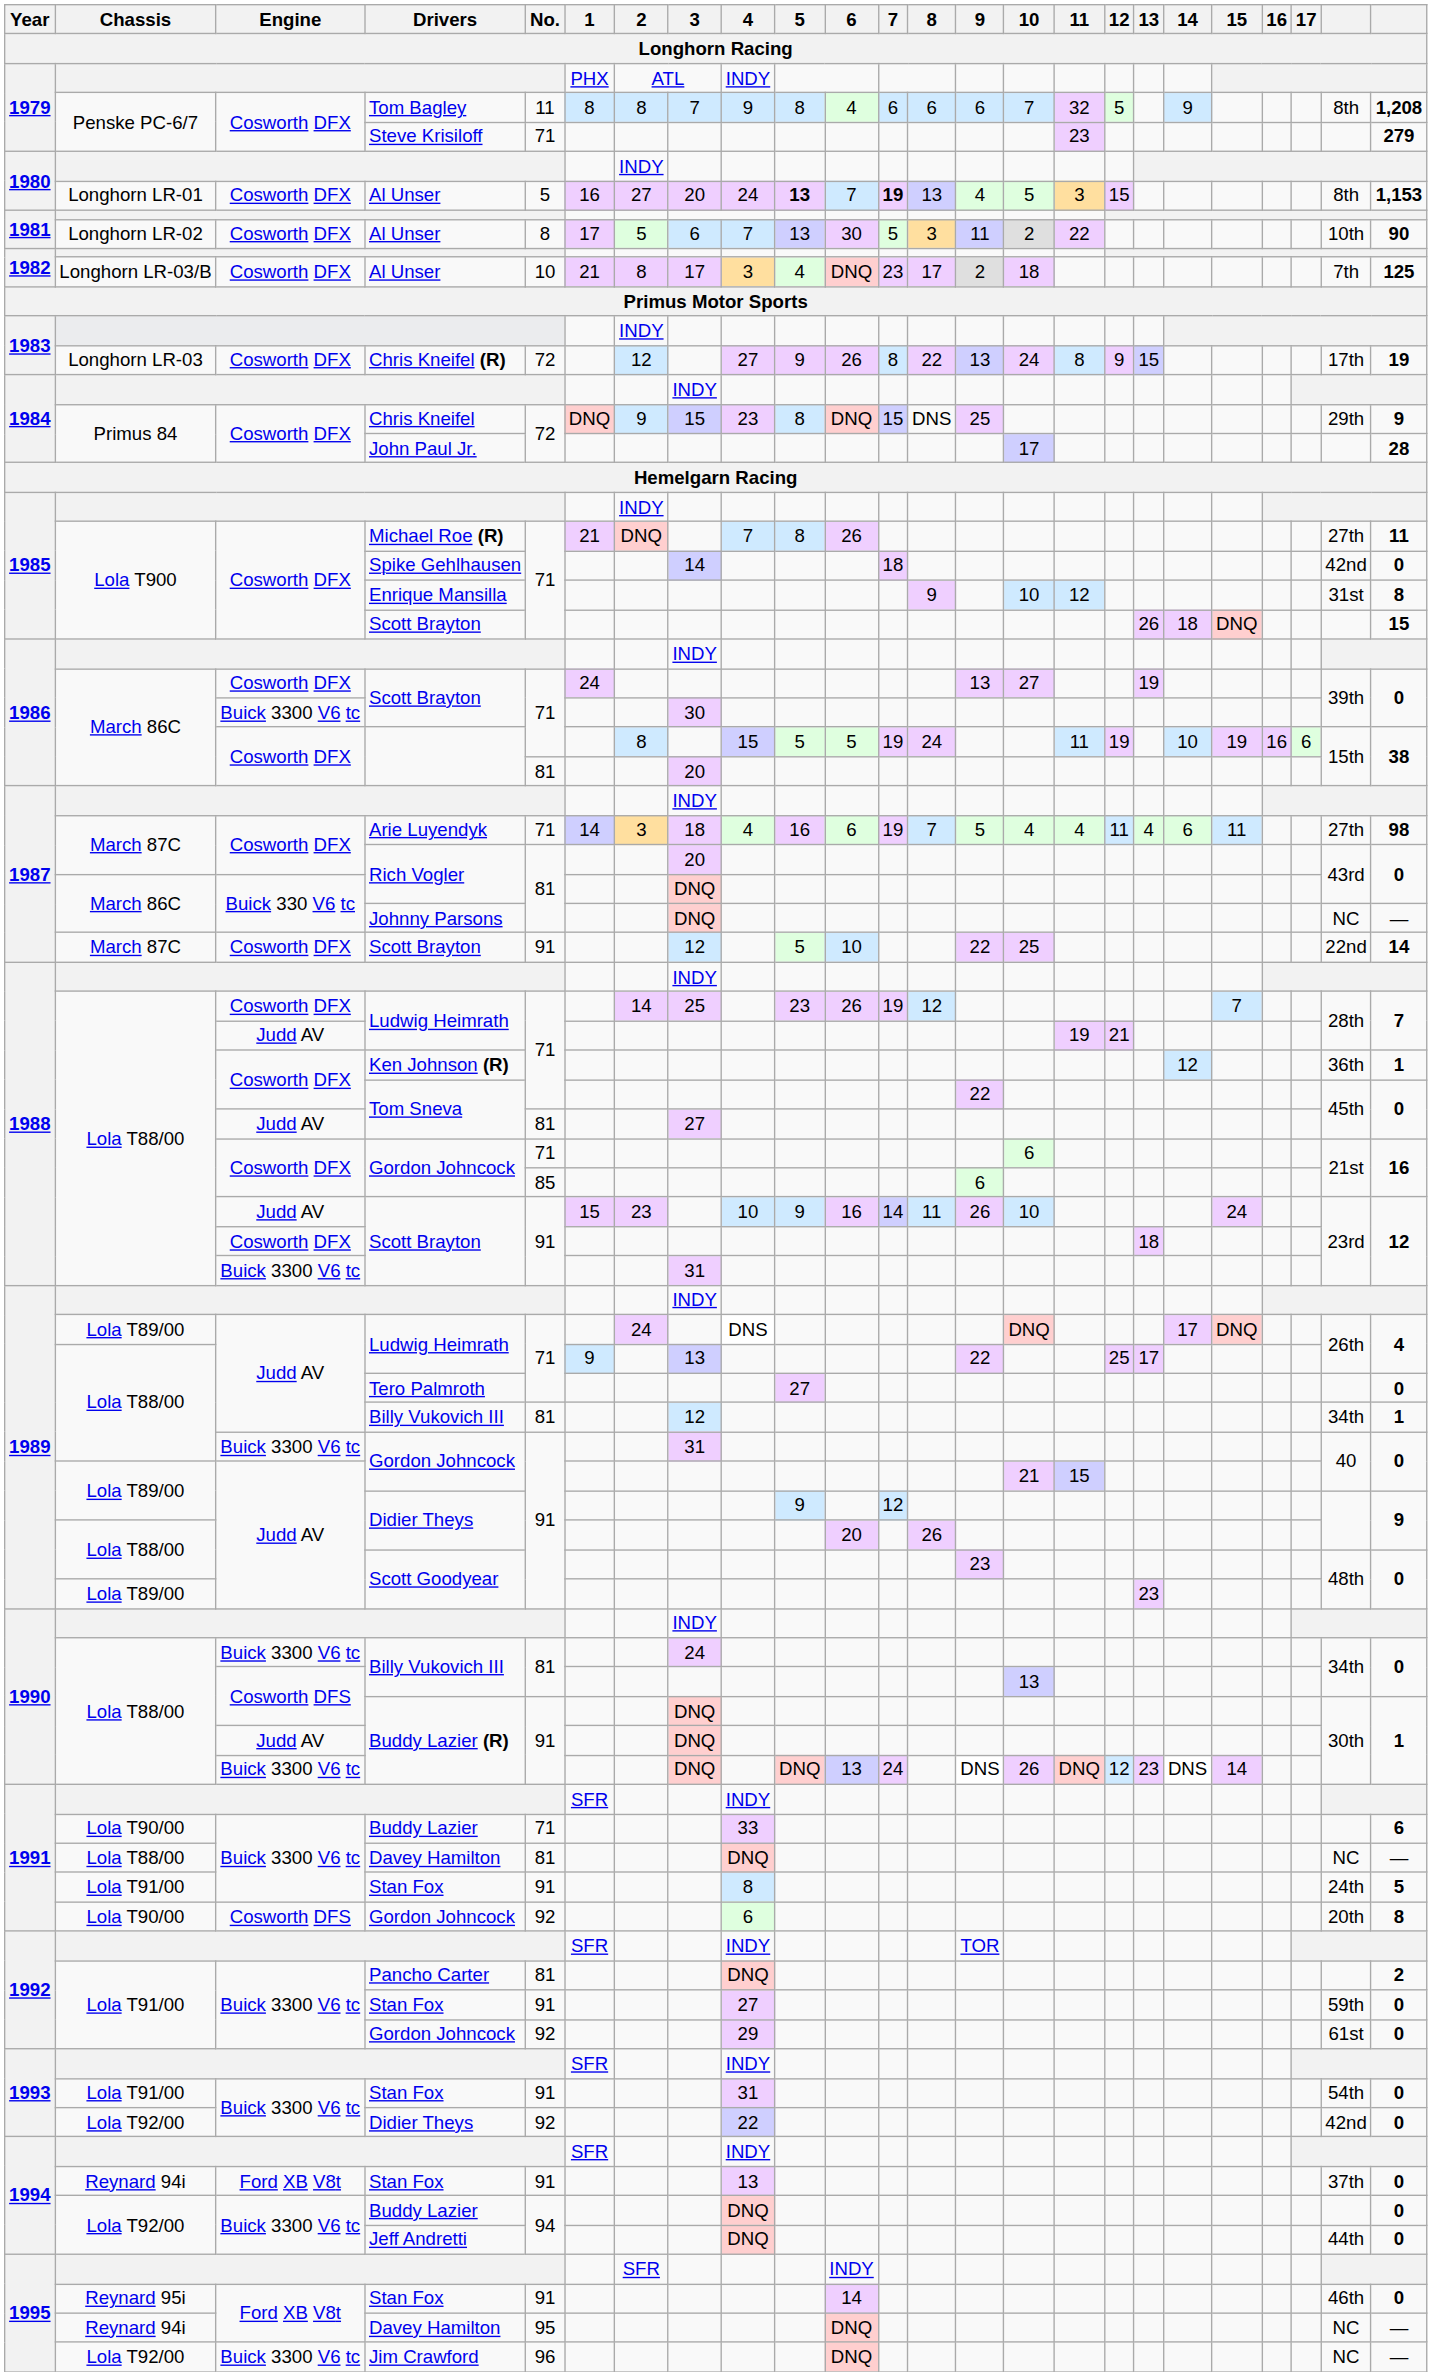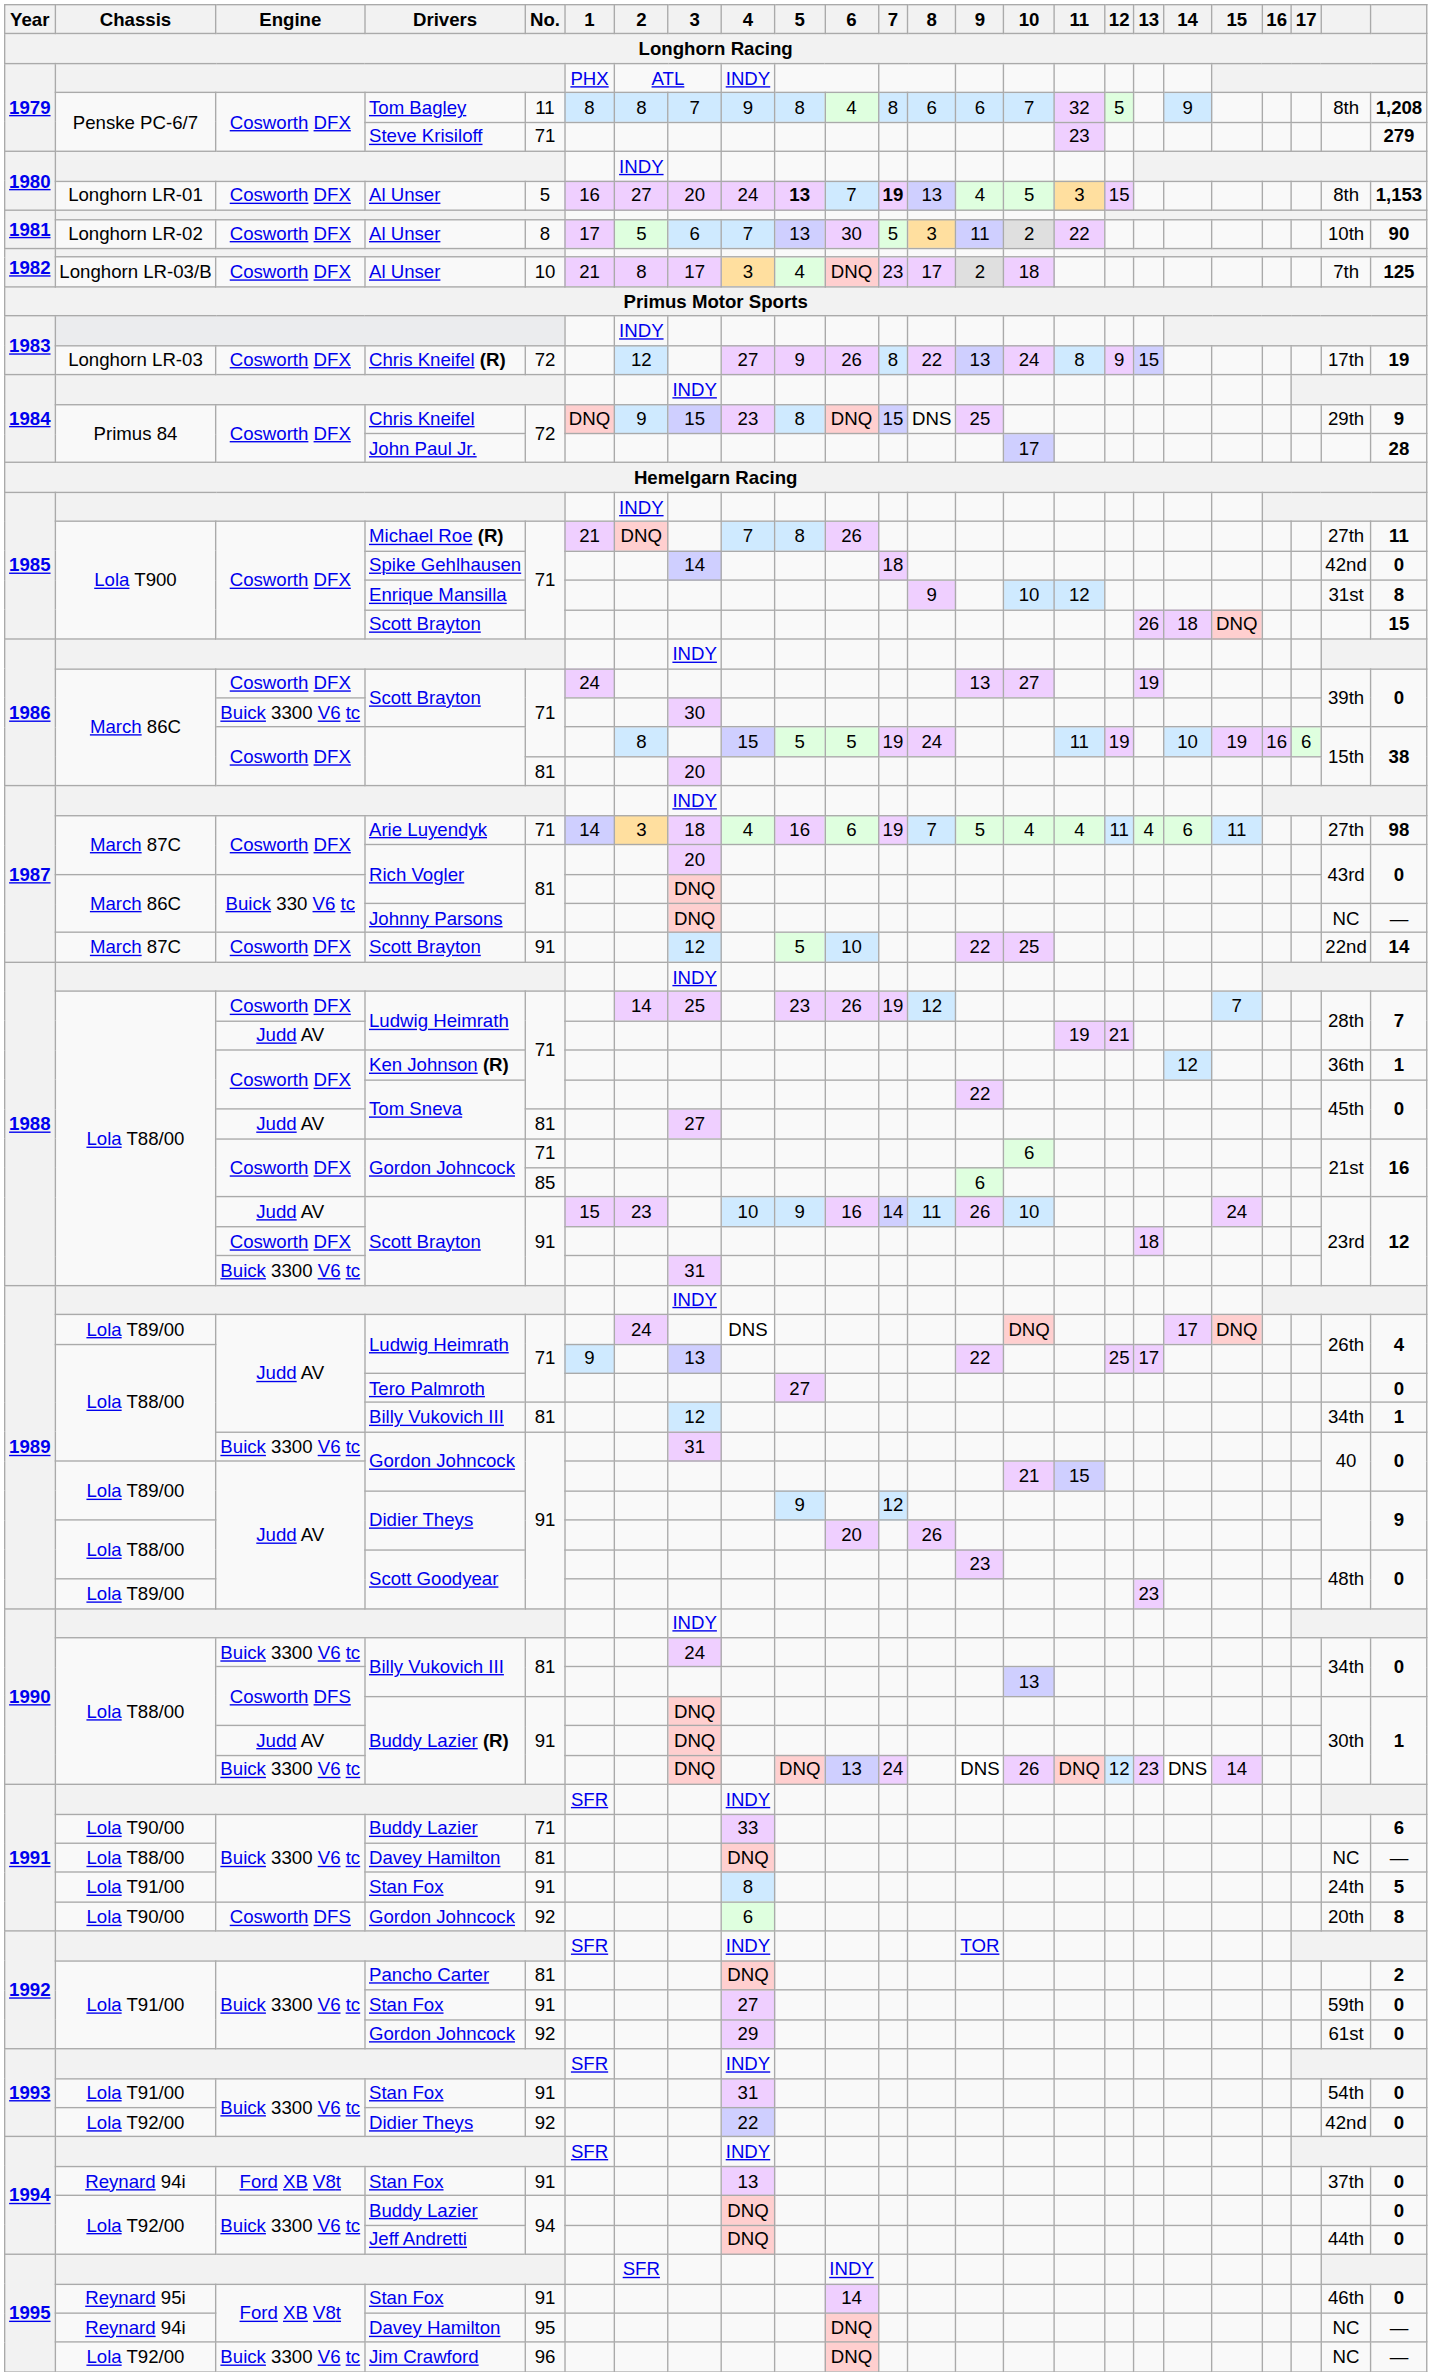(893, 107) 6 -> (893, 107) 8
